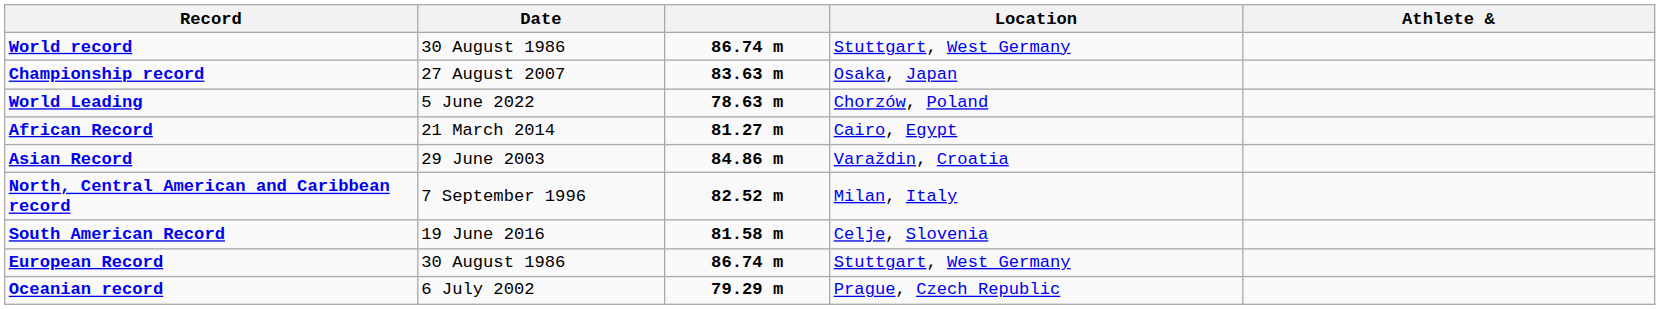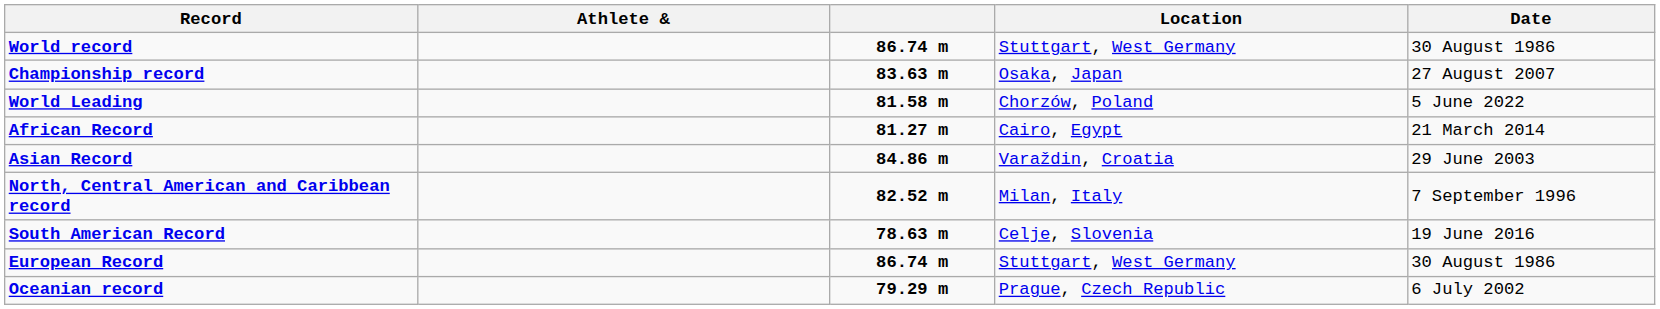columns swapped: (1448, 19) <-> (541, 19)
(747, 103) 78.63 m -> (912, 103) 81.58 m
(747, 234) 81.58 m -> (912, 234) 78.63 m
